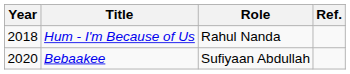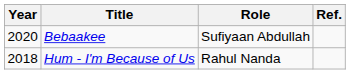rows swapped: (119, 36) <-> (75, 58)
